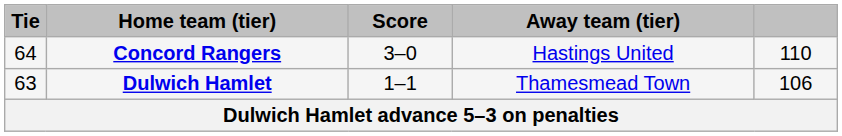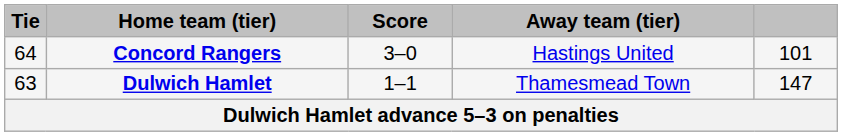(796, 53) 110 -> (796, 53) 101
(796, 84) 106 -> (796, 84) 147
